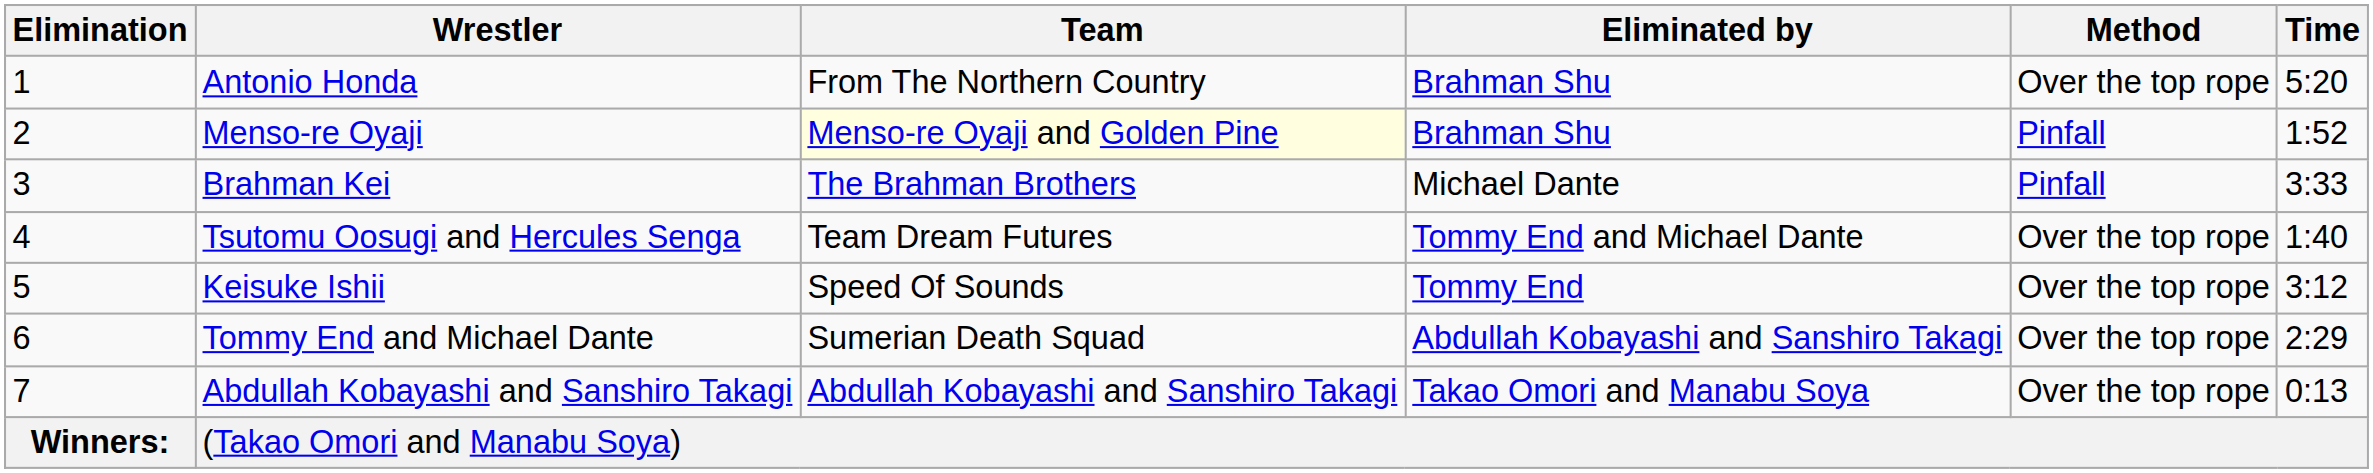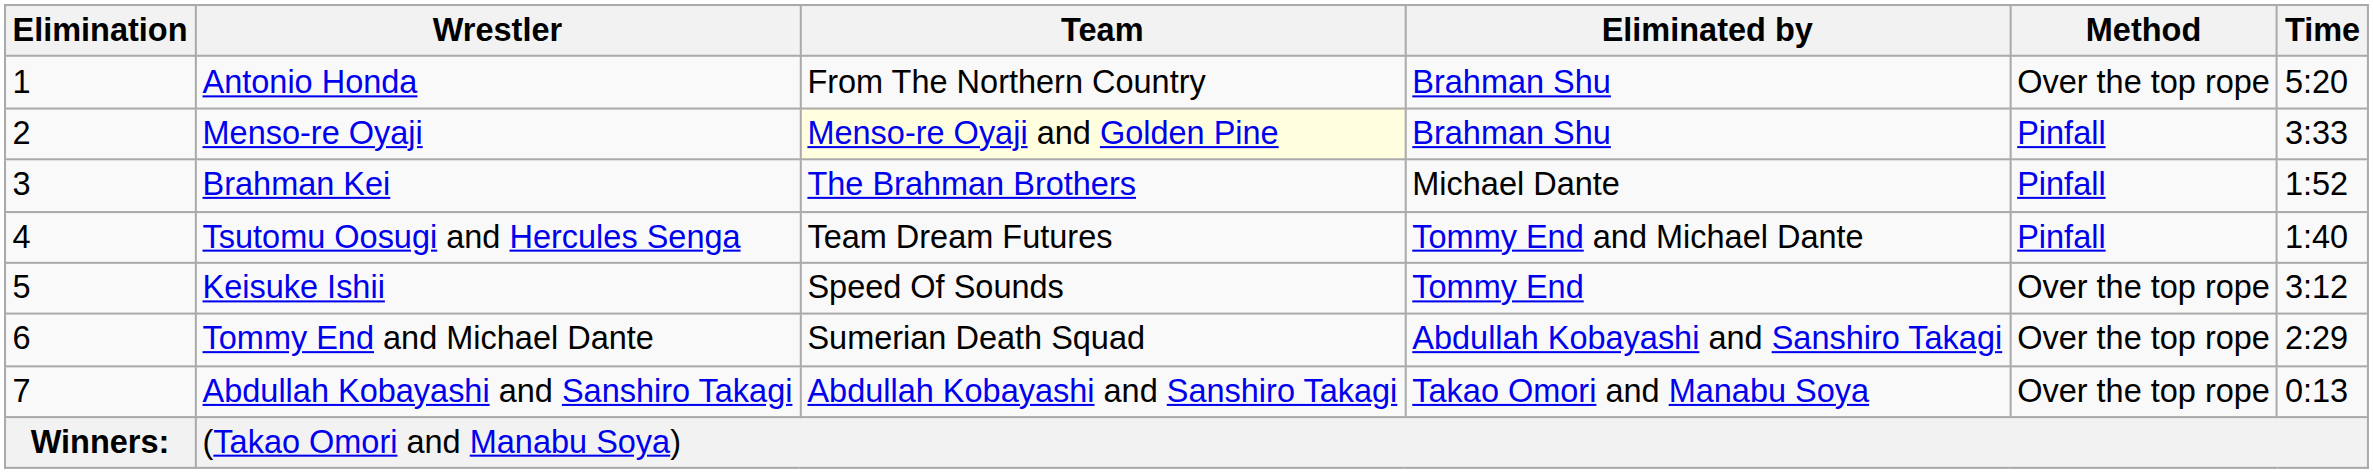(2317, 133) 1:52 -> (2317, 133) 3:33
(2317, 184) 3:33 -> (2317, 184) 1:52
(2144, 236) Over the top rope -> (2061, 236) Pinfall
